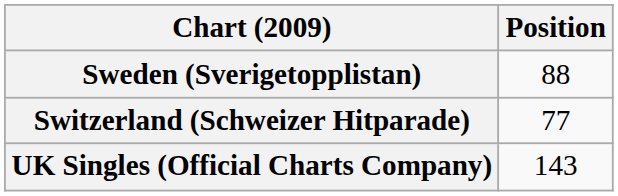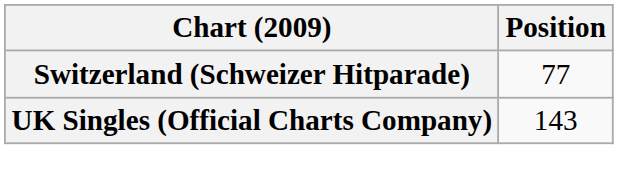- row: (252, 73)
